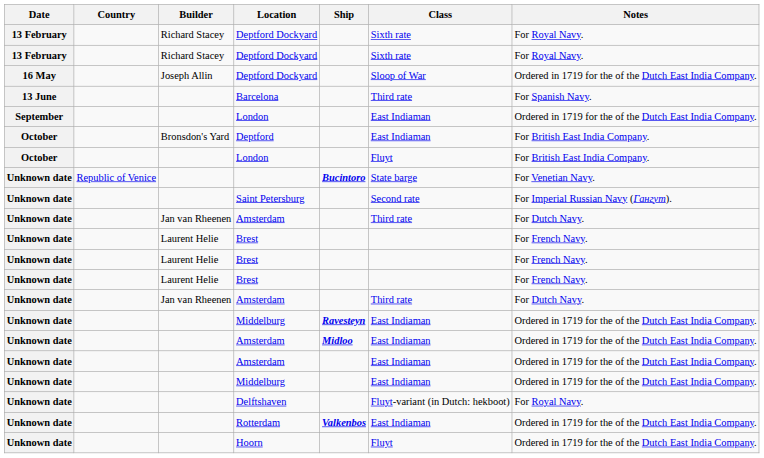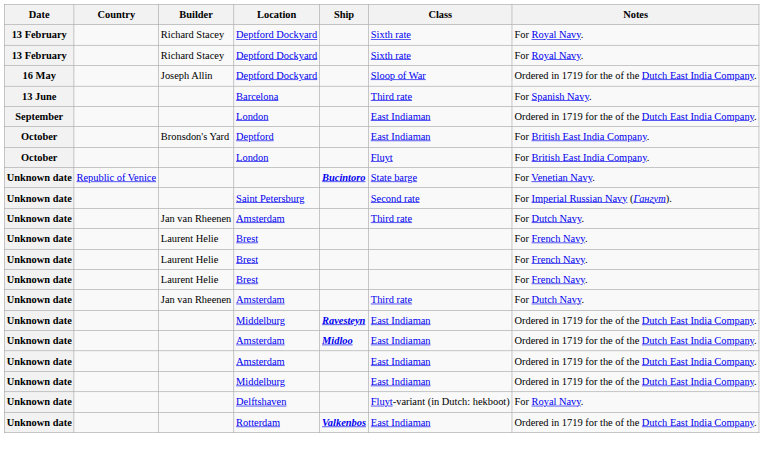- row: (39, 442)
